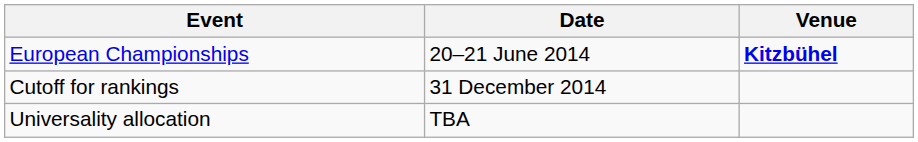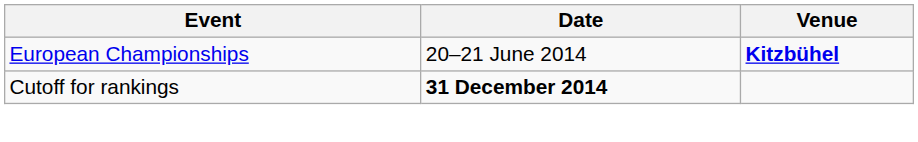(518, 86) normal -> (517, 86) bold
- row: (110, 119)
